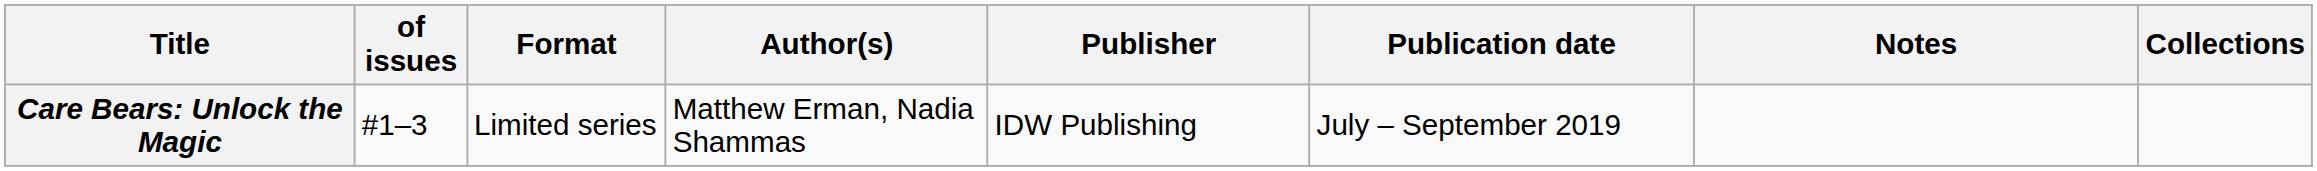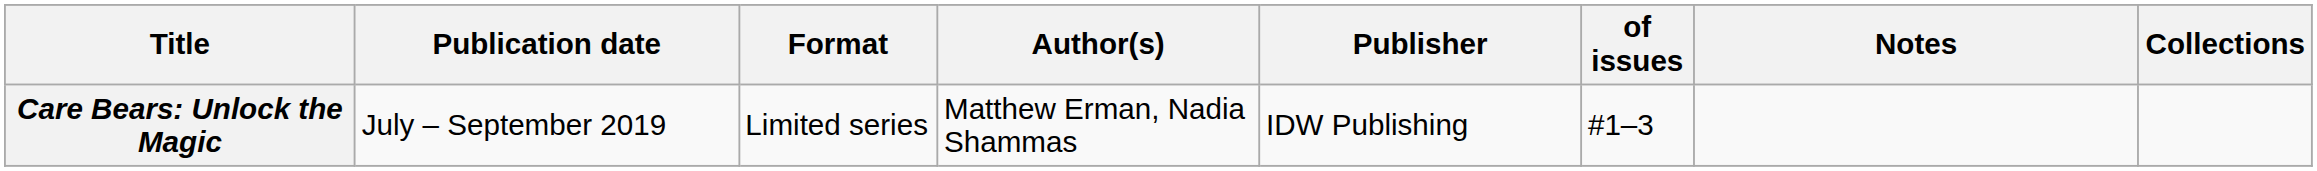columns swapped: (411, 44) <-> (1502, 44)
